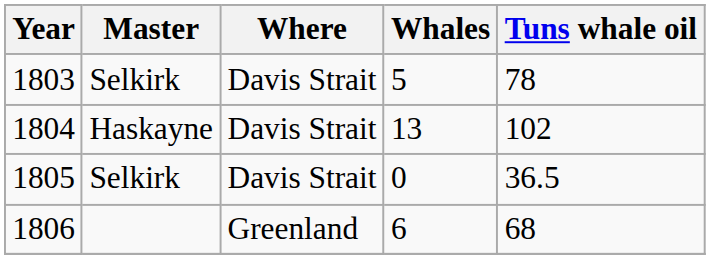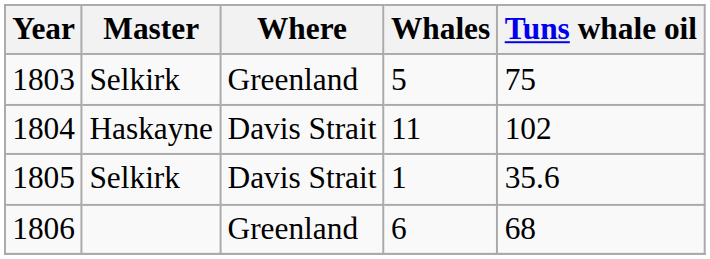(302, 79) Davis Strait -> (293, 79) Greenland
(520, 79) 78 -> (520, 79) 75
(407, 128) 13 -> (406, 128) 11
(399, 178) 0 -> (399, 178) 1
(532, 178) 36.5 -> (532, 178) 35.6
